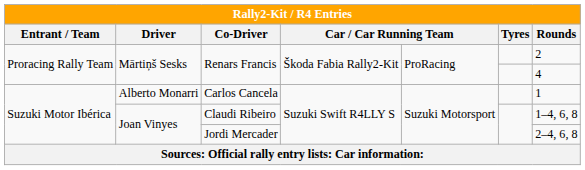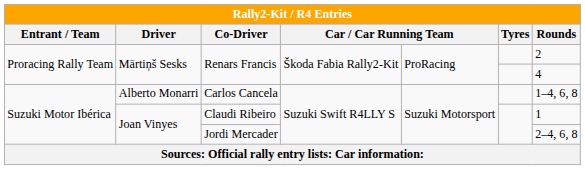(538, 93) 1 -> (556, 93) 1–4, 6, 8
(556, 113) 1–4, 6, 8 -> (538, 113) 1
